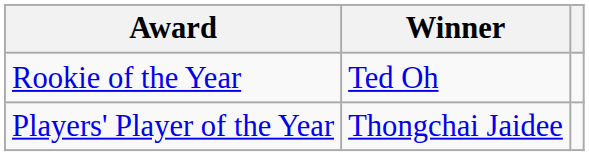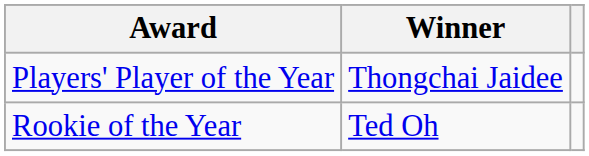rows swapped: (173, 125) <-> (127, 77)
